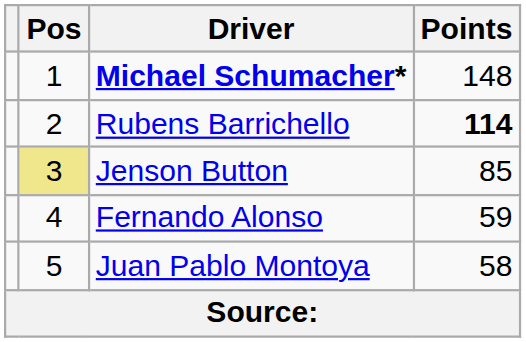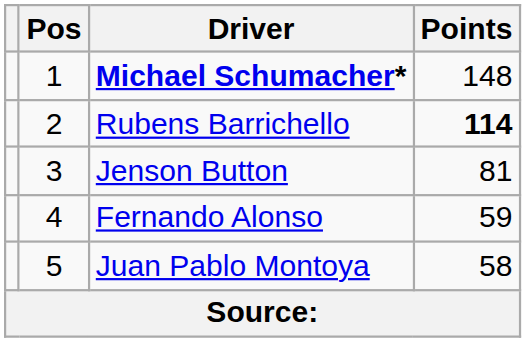(54, 171) khaki background -> (54, 171) no background
(496, 171) 85 -> (496, 171) 81
